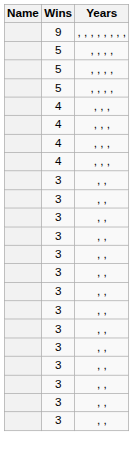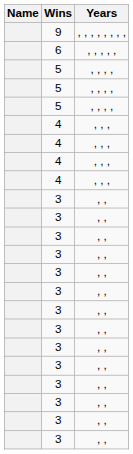+ row: (58, 50)
